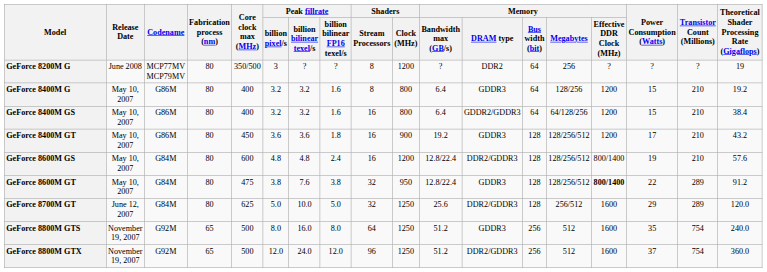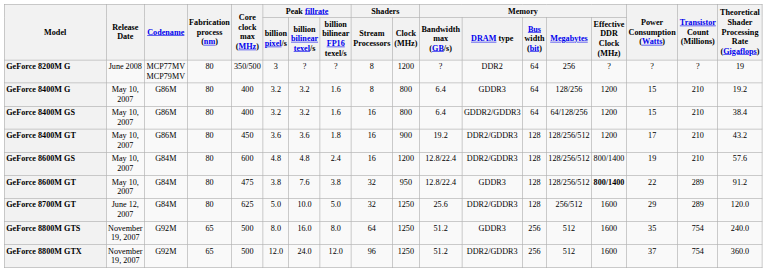(492, 135) GDDR3 -> (492, 135) DDR2/GDDR3
